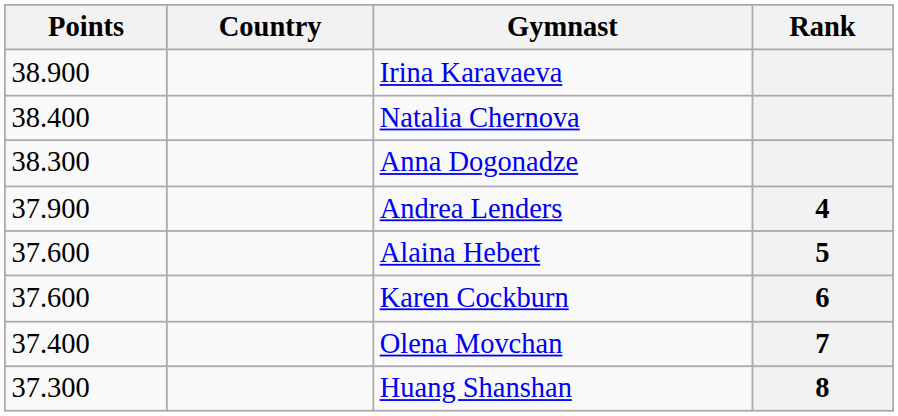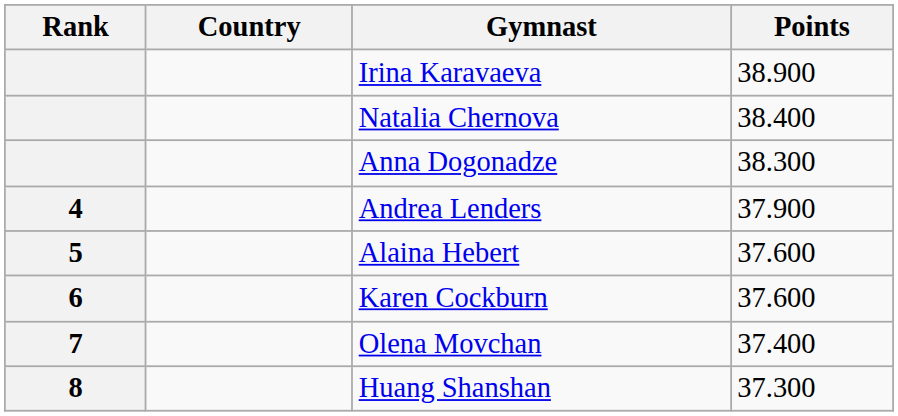columns swapped: (822, 27) <-> (86, 27)
